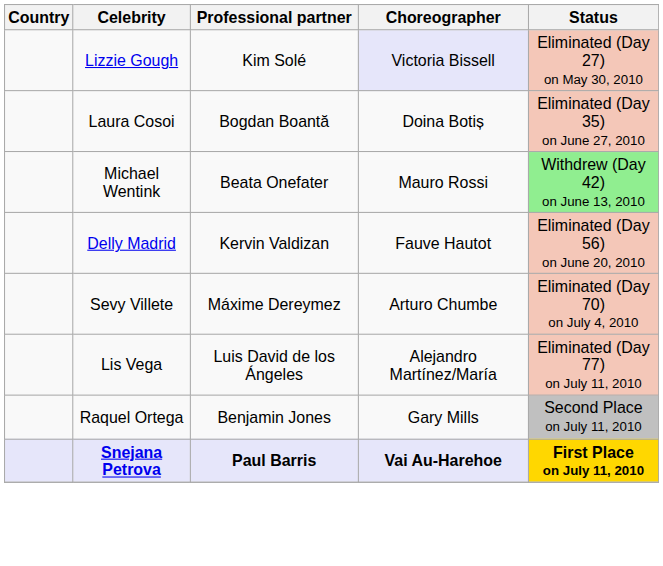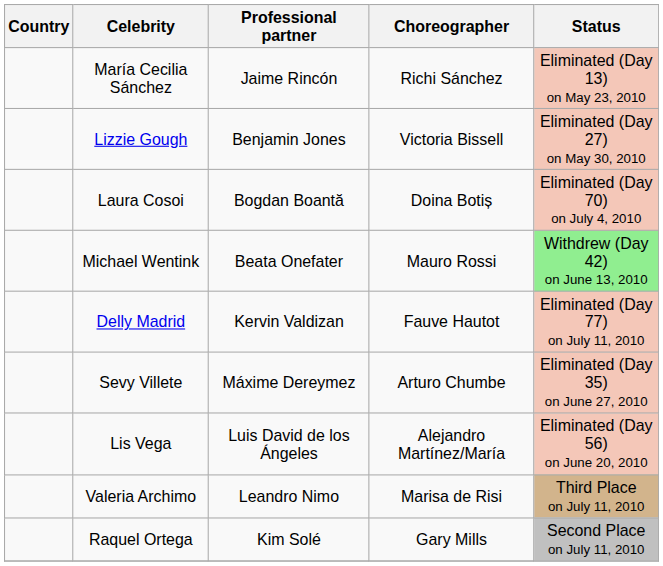+ row: (141, 78)
(274, 60) Kim Solé -> (289, 139) Benjamin Jones
(443, 60) lavender background -> (452, 139) no background
(593, 121) Eliminated (Day 35) on June 27, 2010 -> (596, 200) Eliminated (Day 70) on July 4, 2010
(593, 243) Eliminated (Day 56) on June 20, 2010 -> (596, 322) Eliminated (Day 77) on July 11, 2010
(593, 304) Eliminated (Day 70) on July 4, 2010 -> (596, 383) Eliminated (Day 35) on June 27, 2010
(593, 365) Eliminated (Day 77) on July 11, 2010 -> (596, 444) Eliminated (Day 56) on June 20, 2010
+ row: (141, 496)
(274, 417) Benjamin Jones -> (289, 539) Kim Solé
- row: (132, 460)
